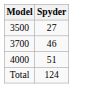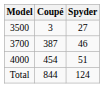+ column: (50, 12)
